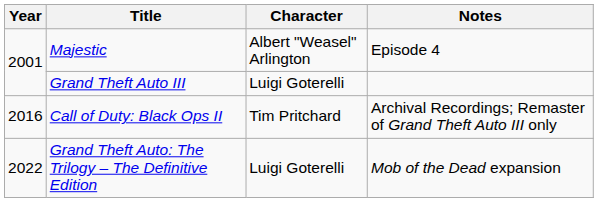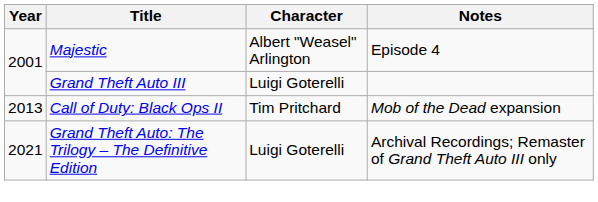(25, 116) 2016 -> (25, 108) 2013
(478, 116) Archival Recordings; Remaster of Grand Theft Auto III only -> (466, 108) Mob of the Dead expansion
(25, 167) 2022 -> (25, 150) 2021
(466, 167) Mob of the Dead expansion -> (478, 150) Archival Recordings; Remaster of Grand Theft Auto III only
